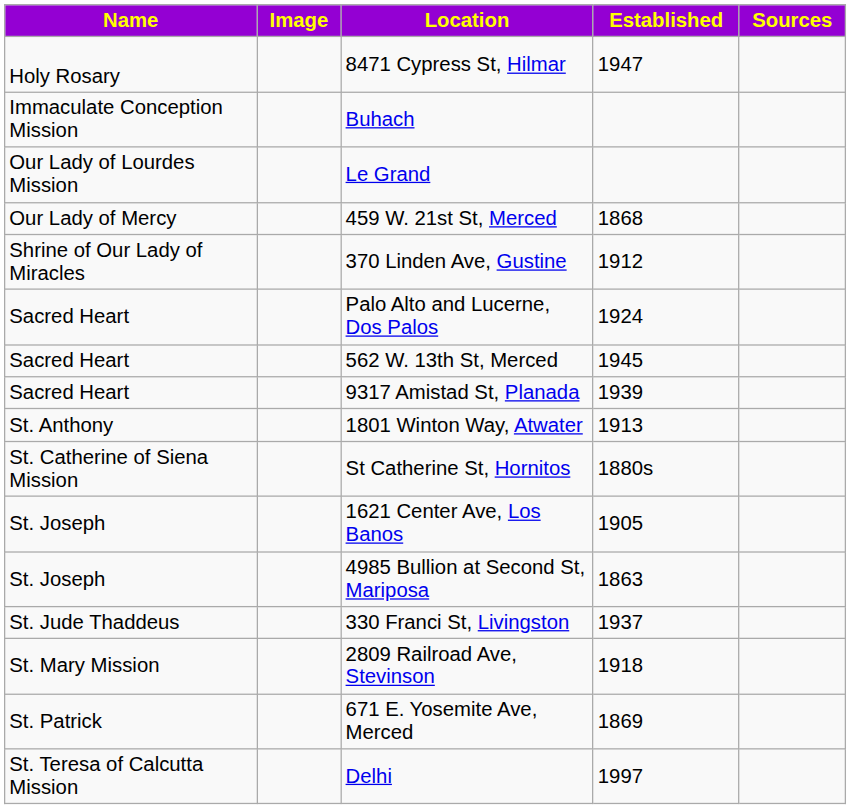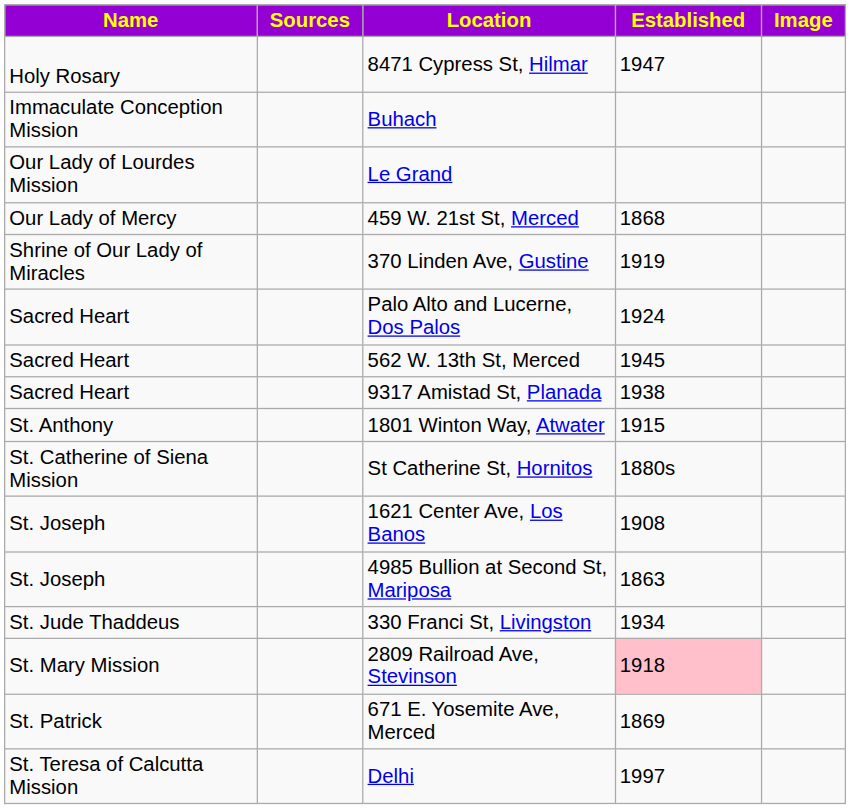columns swapped: (299, 20) <-> (792, 20)
(620, 261) 1912 -> (642, 261) 1919
(620, 392) 1939 -> (642, 392) 1938
(620, 424) 1913 -> (642, 424) 1915
(620, 523) 1905 -> (642, 523) 1908
(620, 622) 1937 -> (642, 622) 1934
(620, 666) no background -> (642, 666) pink background
